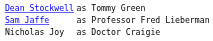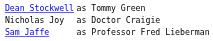rows swapped: (34, 33) <-> (27, 21)
